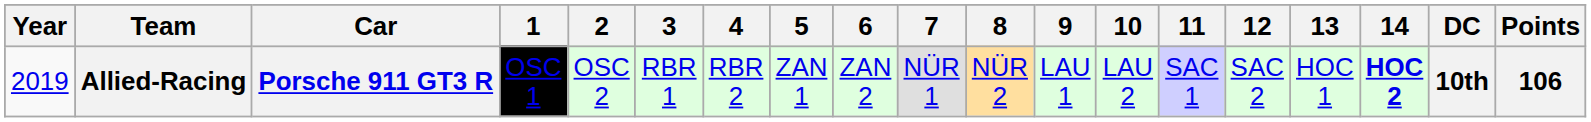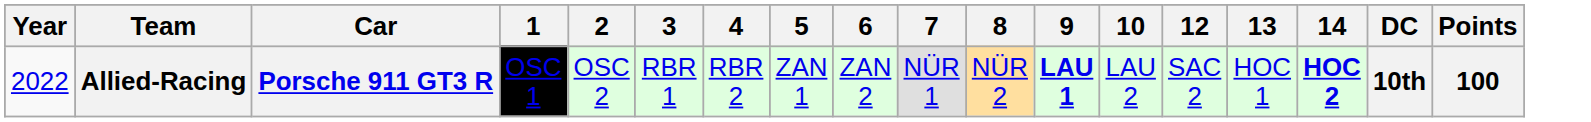- column: (1192, 26)
(40, 81) 2019 -> (40, 81) 2022
(1065, 81) normal -> (1067, 81) bold
(1540, 81) 106 -> (1478, 81) 100
